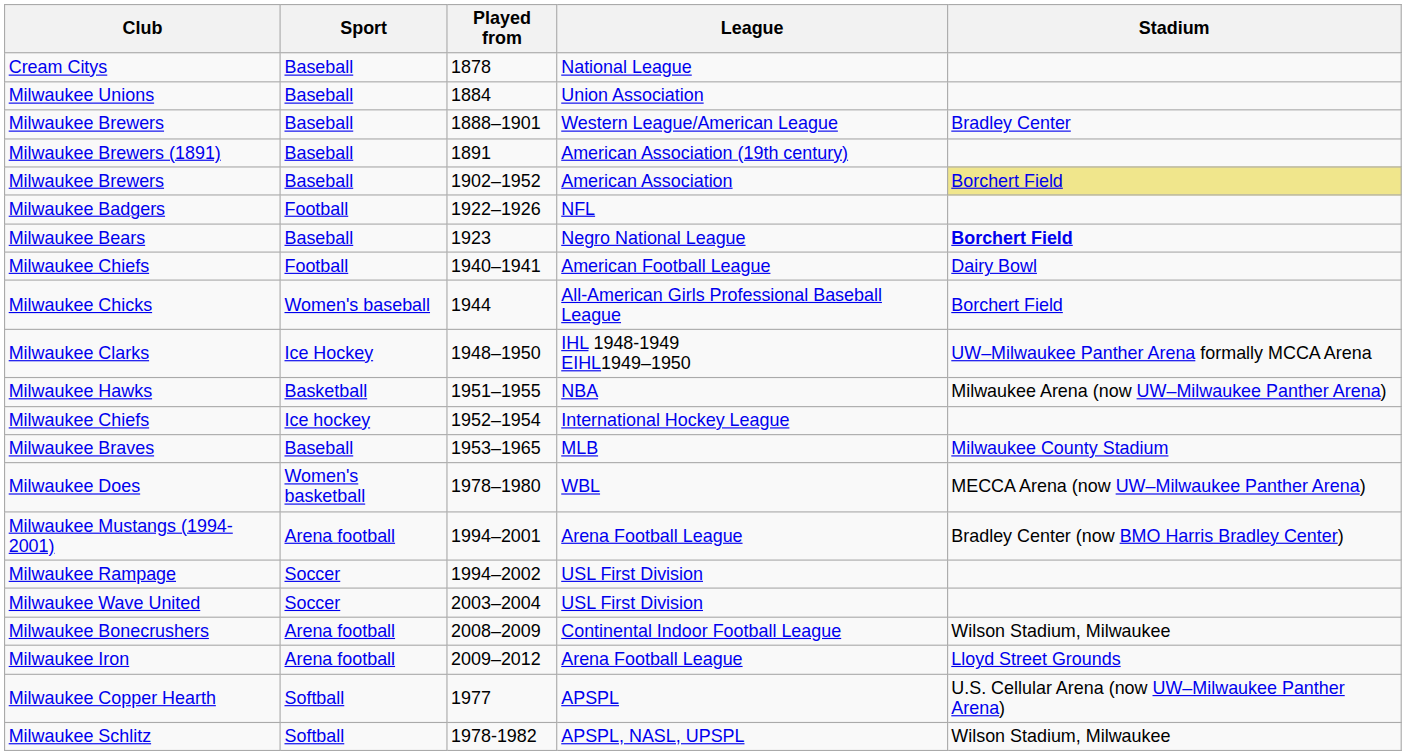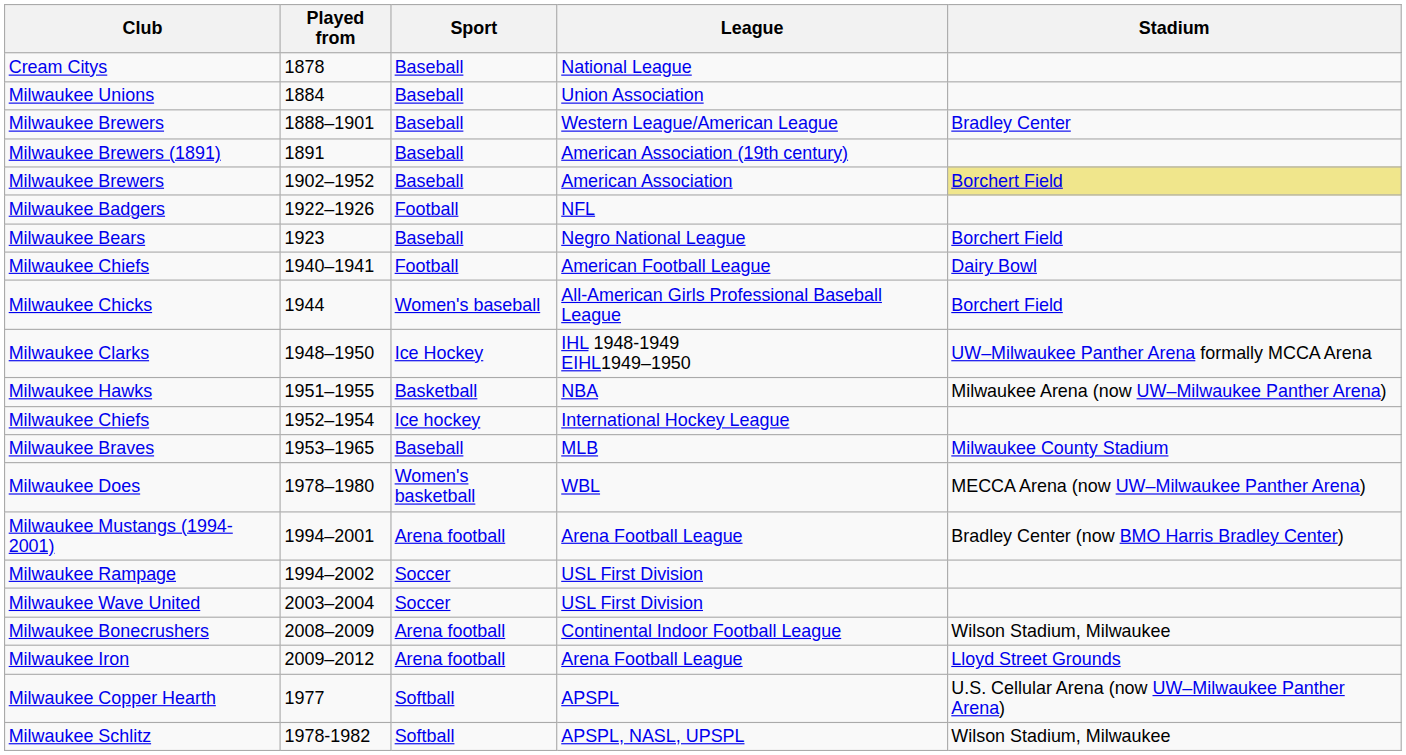columns swapped: (364, 28) <-> (502, 28)
(1012, 237) bold -> (1007, 237) normal
